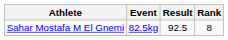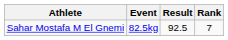(209, 28) 8 -> (209, 28) 7
